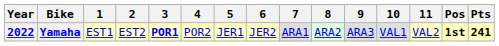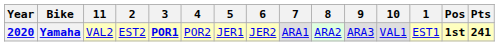columns swapped: (100, 14) <-> (426, 14)
(21, 32) 2022 -> (21, 32) 2020
